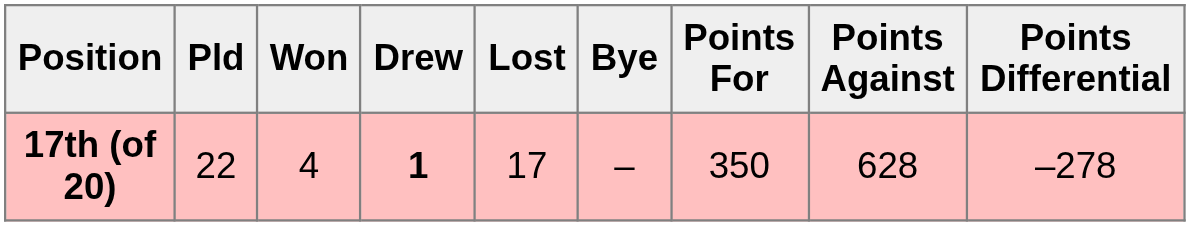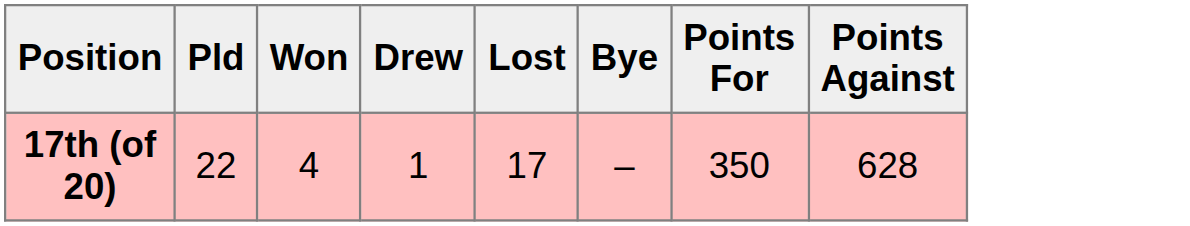- column: (1076, 58)
(418, 165) bold -> (418, 165) normal
